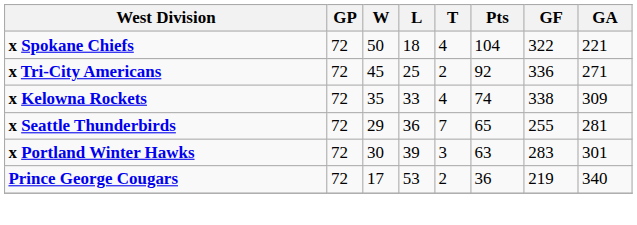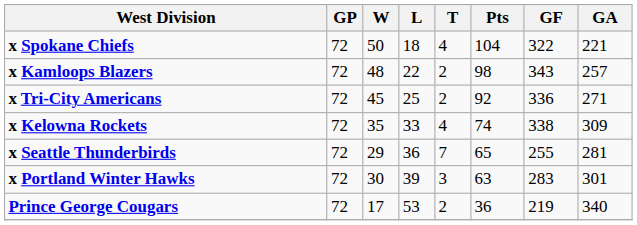+ row: (81, 71)
